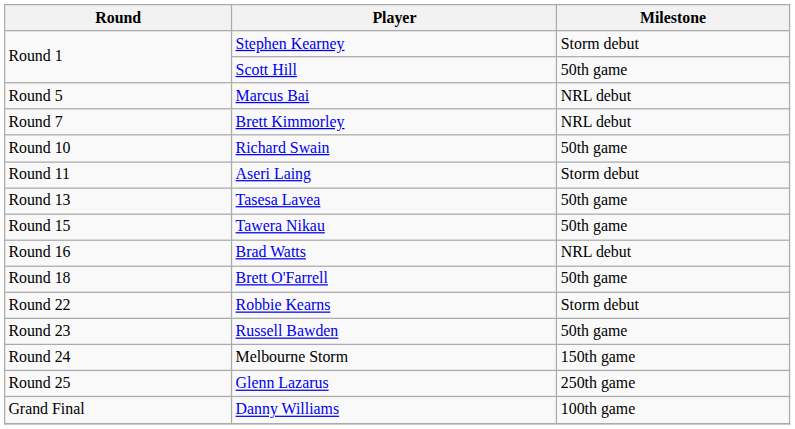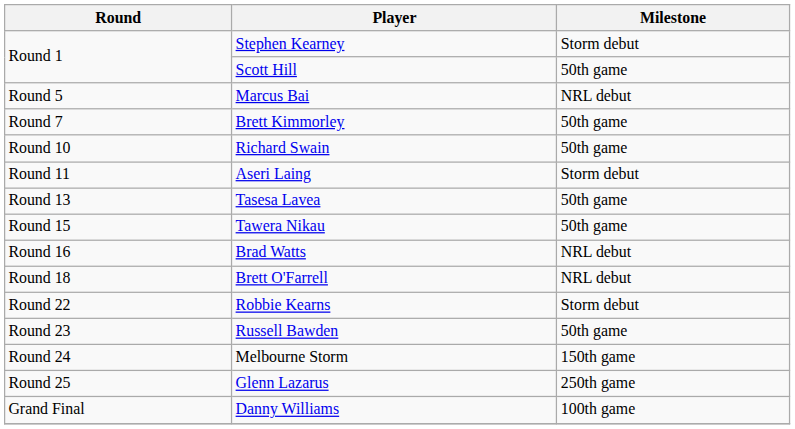(596, 121) NRL debut -> (594, 121) 50th game
(594, 278) 50th game -> (596, 278) NRL debut
